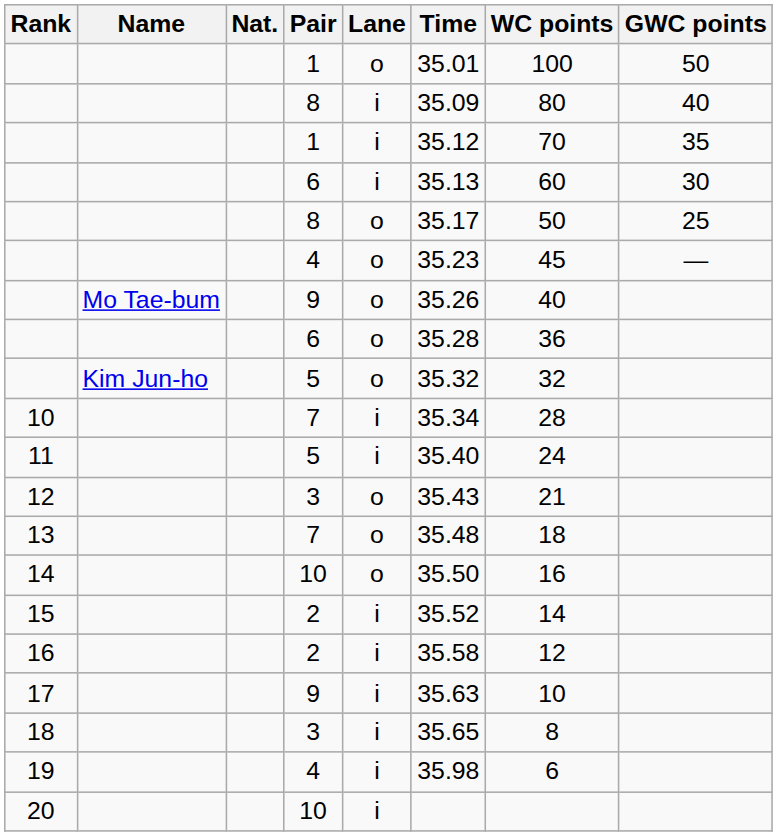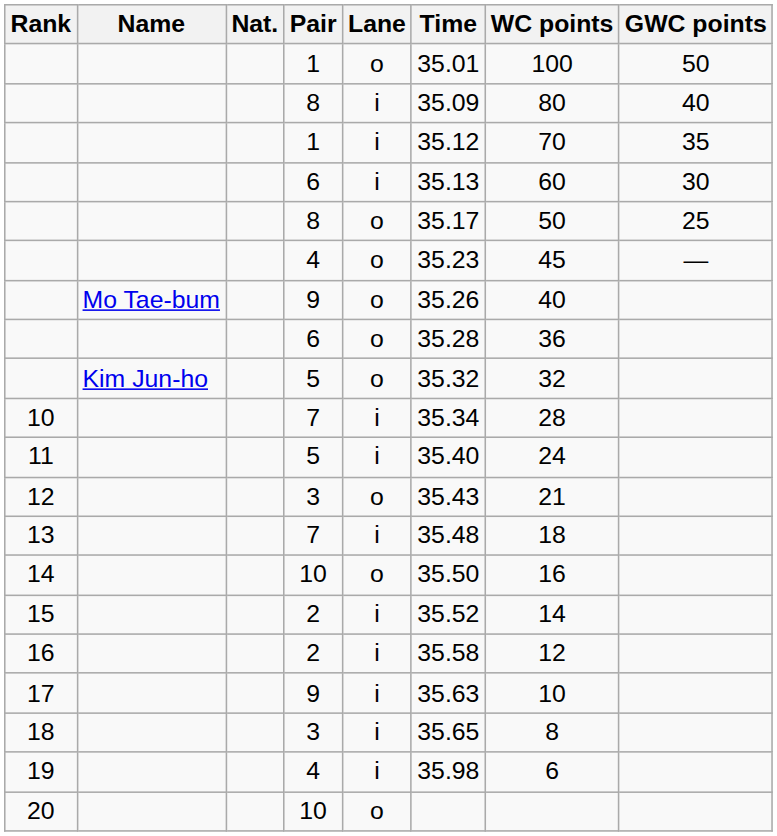(377, 535) o -> (377, 535) i
(377, 810) i -> (377, 810) o
